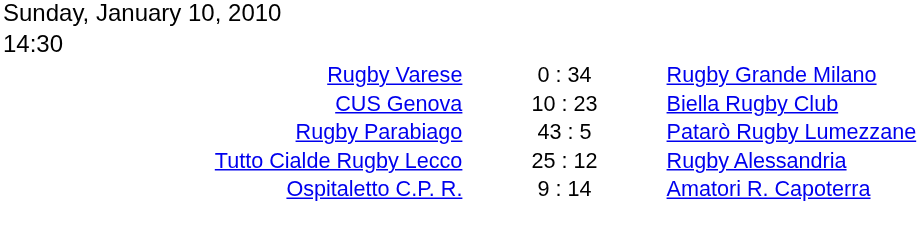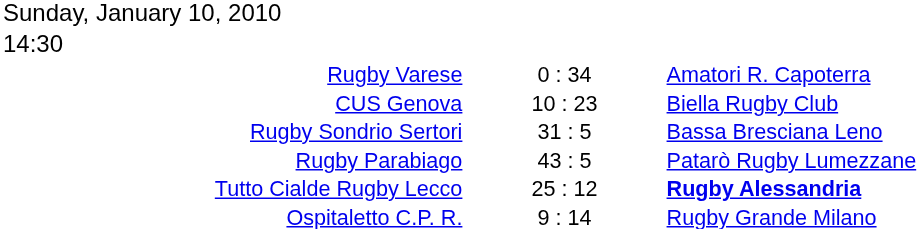(772, 74) Rugby Grande Milano -> (769, 74) Amatori R. Capoterra
+ row: (356, 132)
(757, 160) normal -> (764, 188) bold
(769, 188) Amatori R. Capoterra -> (772, 217) Rugby Grande Milano
